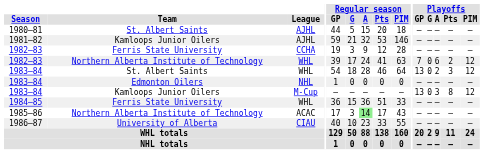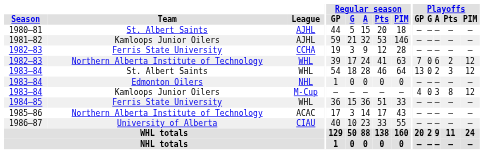(419, 92) 13 -> (419, 92) 4
(365, 113) lightgreen background -> (365, 113) no background
